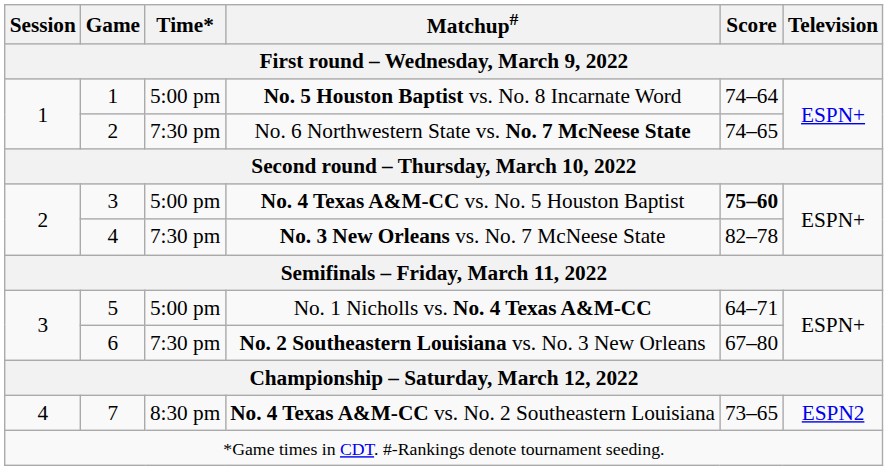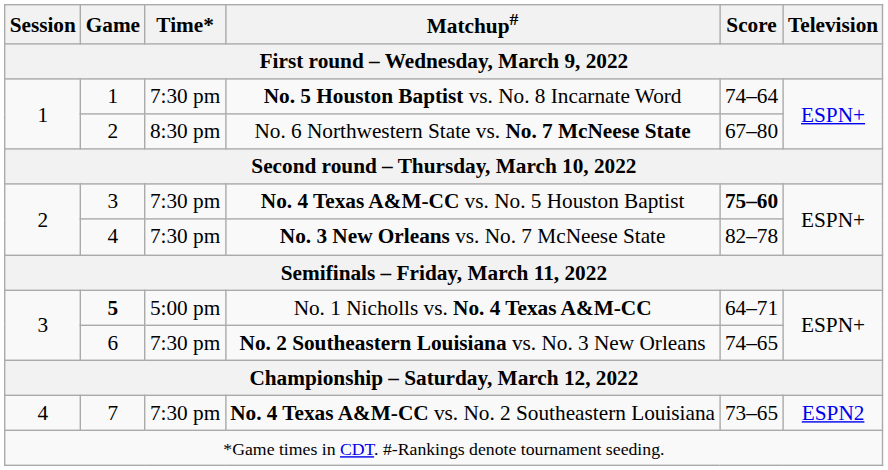(185, 96) 5:00 pm -> (185, 96) 7:30 pm
(185, 131) 7:30 pm -> (185, 131) 8:30 pm
(752, 131) 74–65 -> (752, 131) 67–80
(185, 201) 5:00 pm -> (185, 201) 7:30 pm
(113, 307) normal -> (113, 307) bold
(752, 342) 67–80 -> (752, 342) 74–65
(185, 412) 8:30 pm -> (185, 412) 7:30 pm
